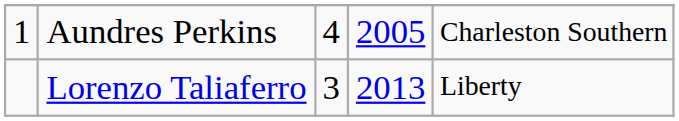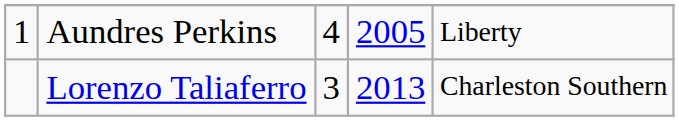(554, 32) Charleston Southern -> (481, 32) Liberty
(481, 87) Liberty -> (554, 87) Charleston Southern
